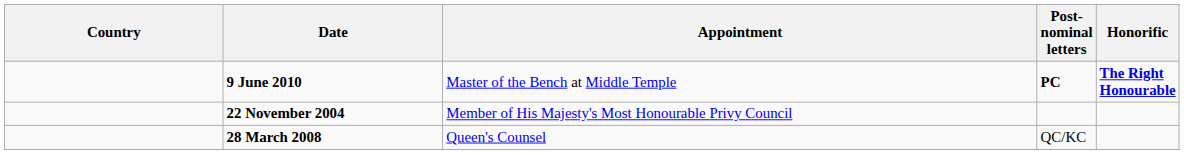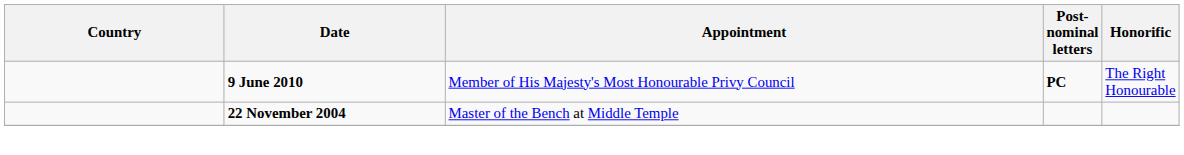(561, 81) Master of the Bench at Middle Temple -> (622, 81) Member of His Majesty's Most Honourable Privy Council
(1138, 81) bold -> (1140, 81) normal
(619, 113) Member of His Majesty's Most Honourable Privy Council -> (564, 113) Master of the Bench at Middle Temple
- row: (274, 137)
